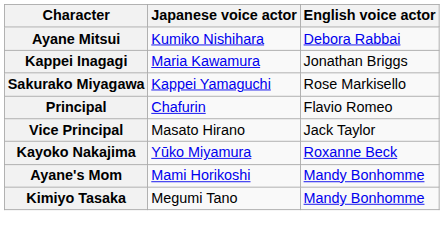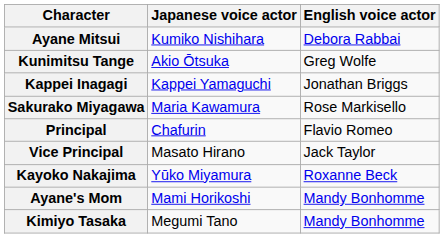+ row: (76, 61)
(206, 61) Maria Kawamura -> (211, 84) Kappei Yamaguchi
(211, 84) Kappei Yamaguchi -> (206, 107) Maria Kawamura
